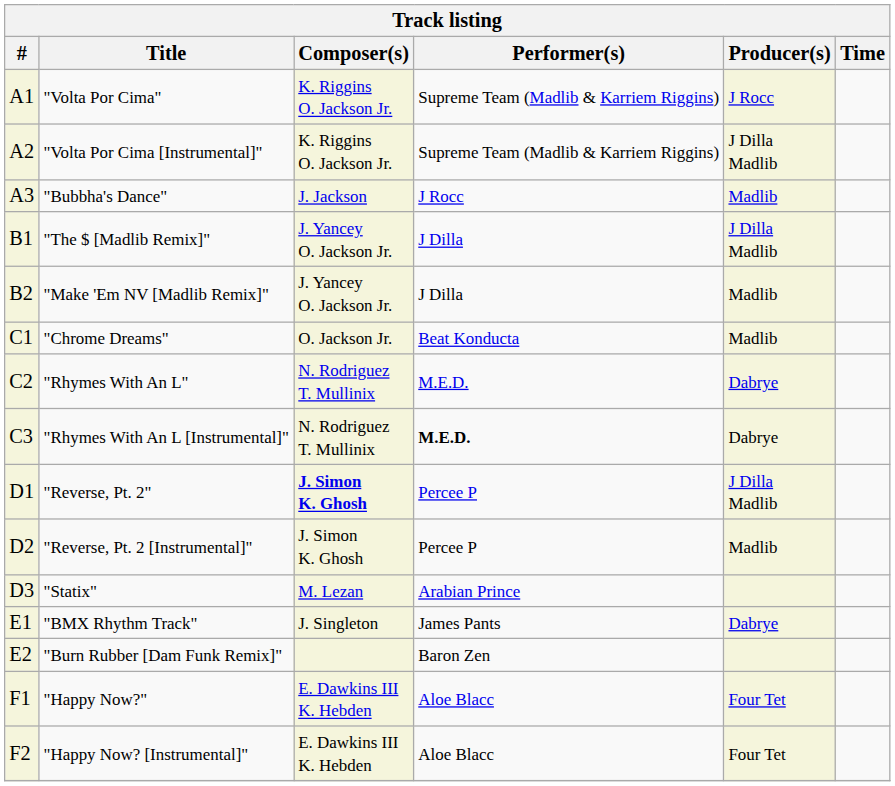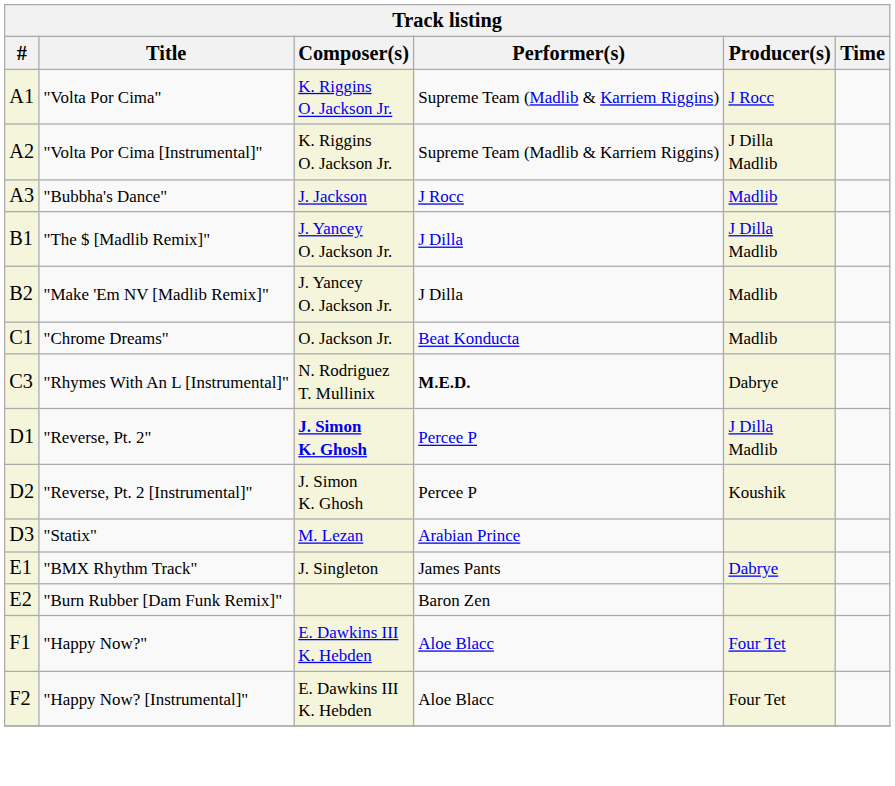- row: (116, 382)
(753, 547) Madlib -> (757, 492) Koushik
